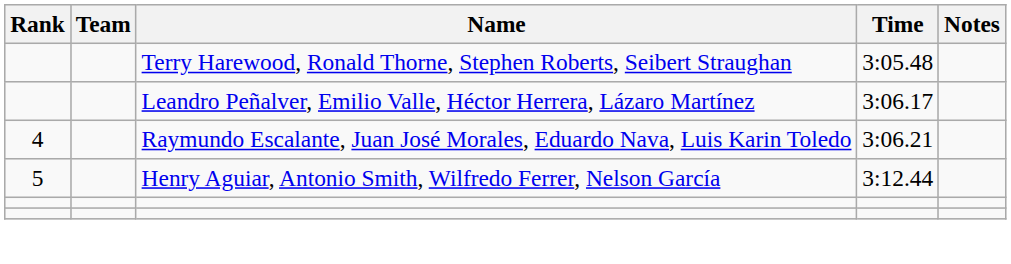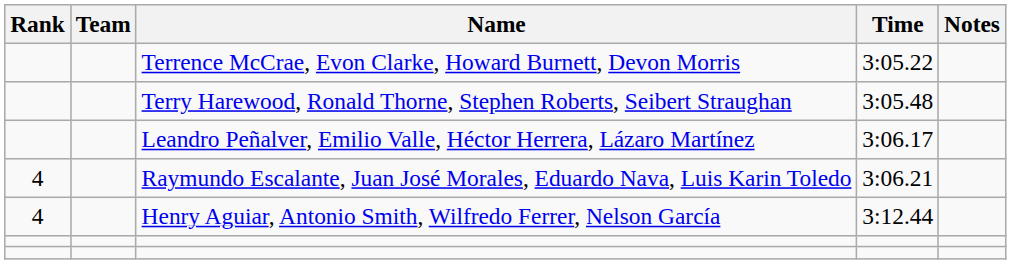+ row: (441, 62)
(38, 178) 5 -> (38, 216) 4
